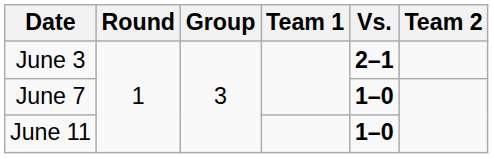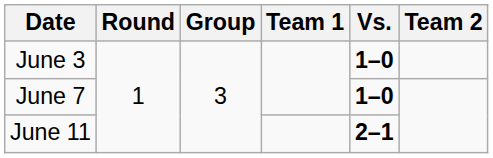(374, 59) 2–1 -> (374, 59) 1–0
(374, 133) 1–0 -> (374, 133) 2–1
